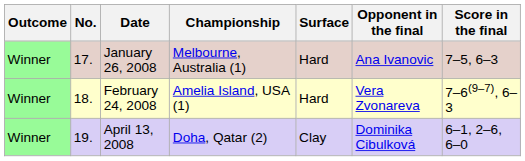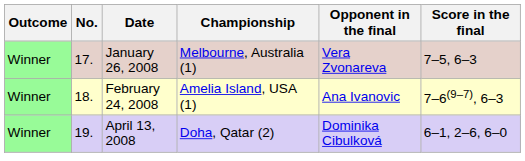- column: (324, 22)
(394, 59) Ana Ivanovic -> (354, 59) Vera Zvonareva
(388, 98) Vera Zvonareva -> (361, 96) Ana Ivanovic
